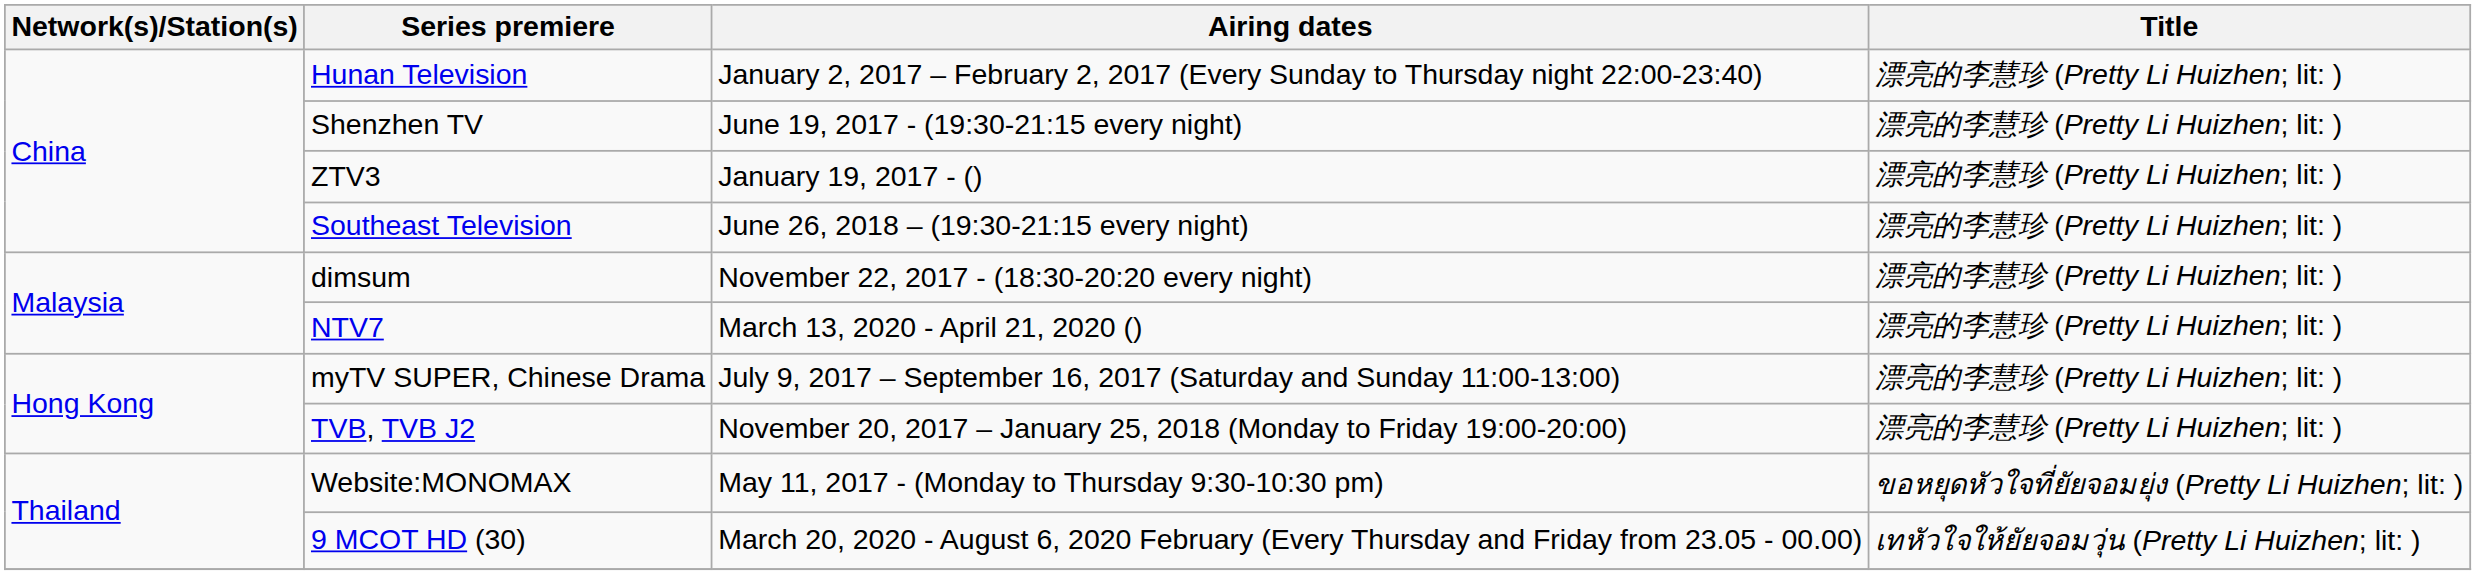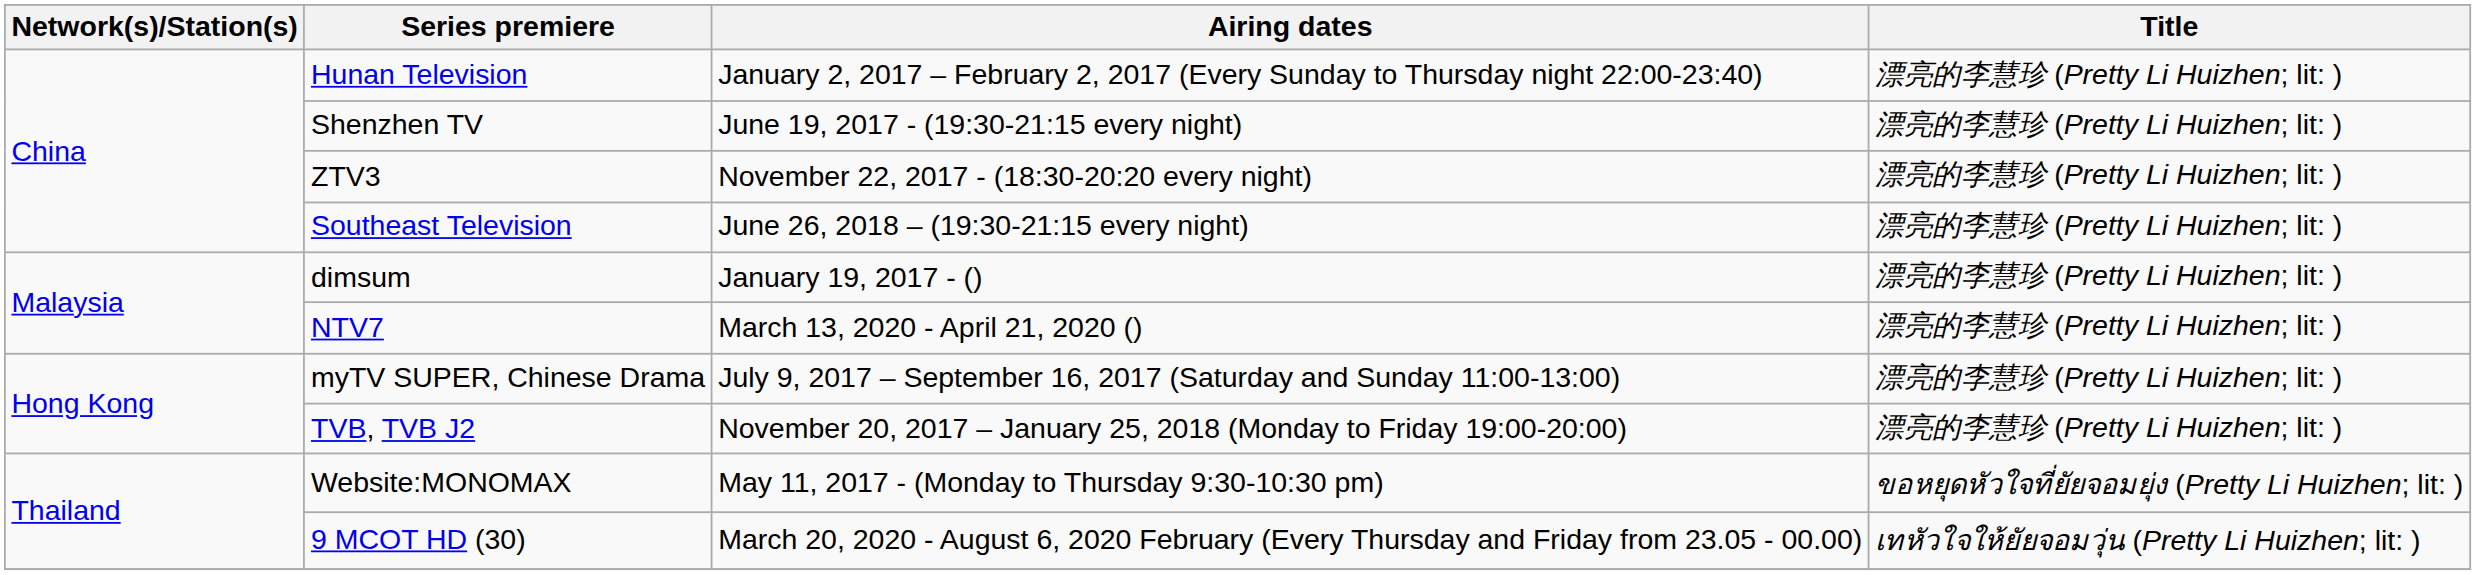(850, 175) January 19, 2017 - () -> (1015, 175) November 22, 2017 - (18:30-20:20 every night)
(1015, 276) November 22, 2017 - (18:30-20:20 every night) -> (850, 276) January 19, 2017 - ()
